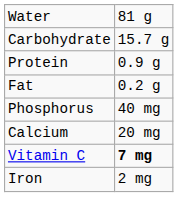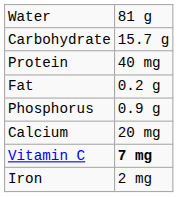(139, 63) 0.9 g -> (139, 63) 40 mg
(139, 109) 40 mg -> (139, 109) 0.9 g
